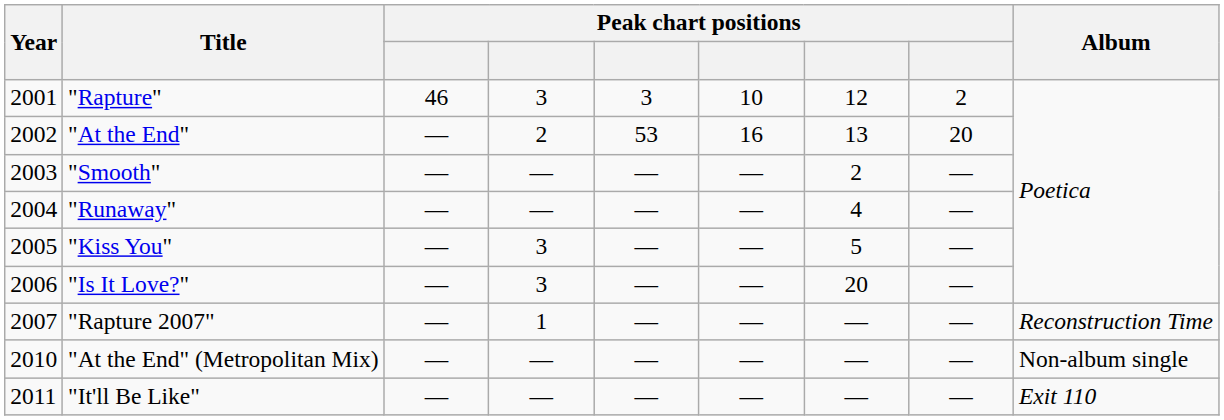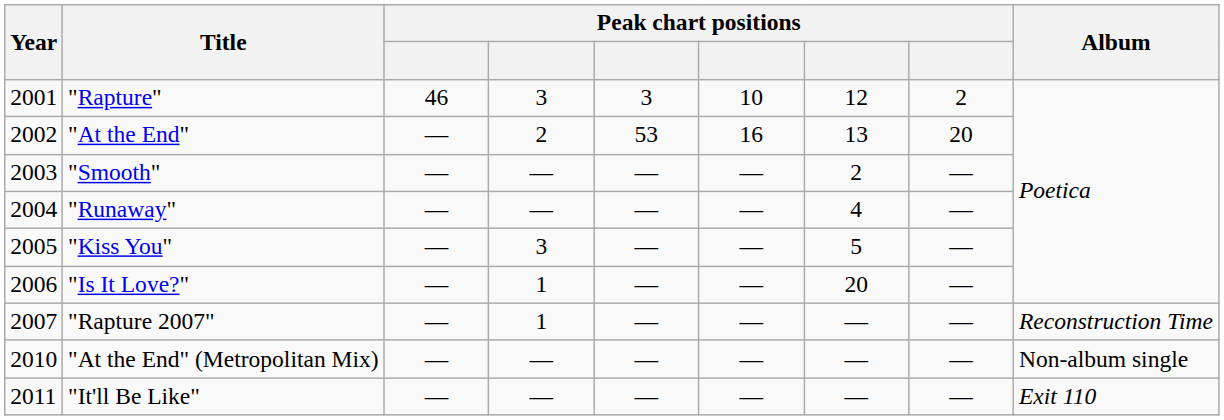(541, 284) 3 -> (541, 284) 1
